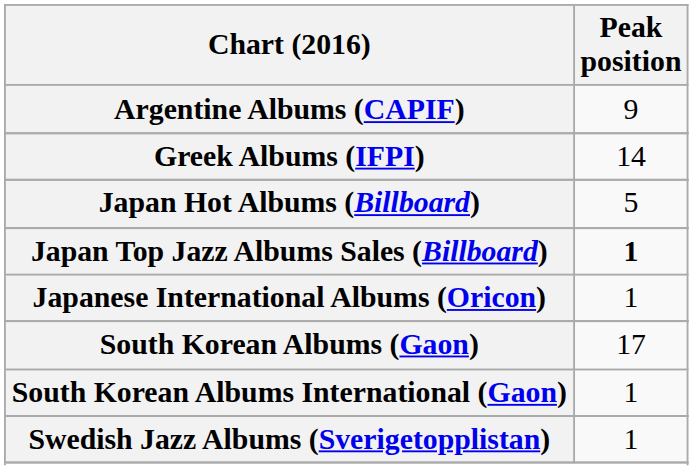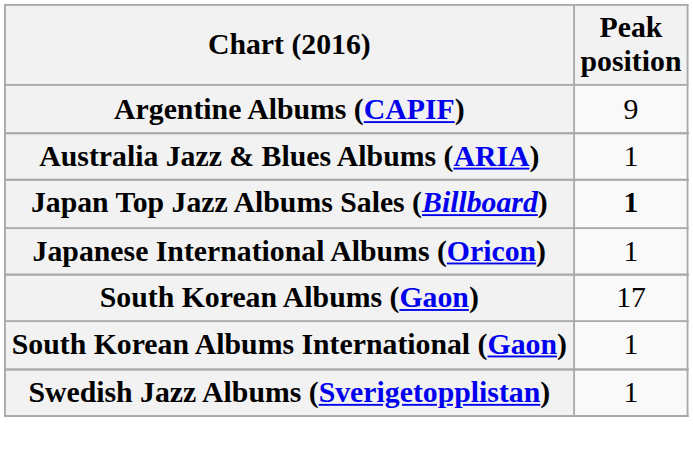+ row: (289, 155)
- row: (289, 155)
- row: (289, 203)
